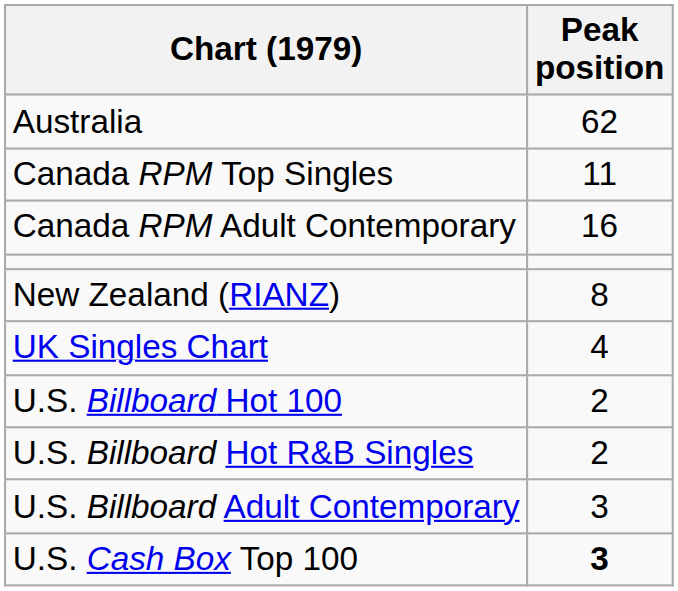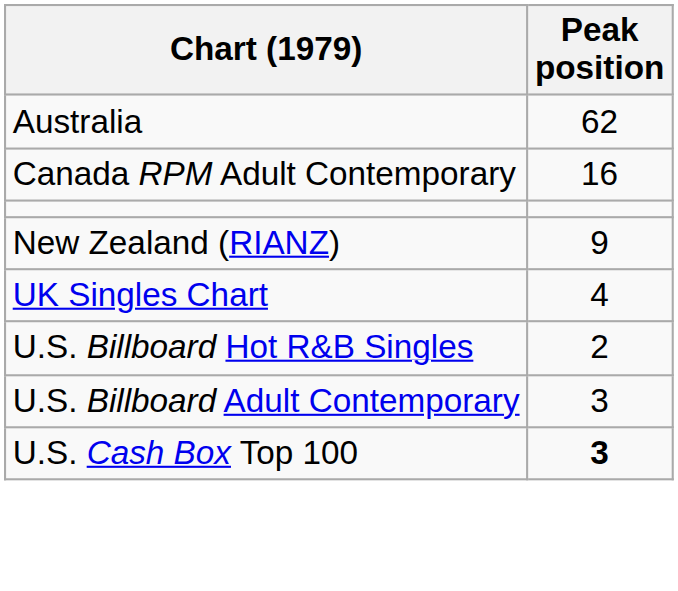- row: (203, 173)
(600, 294) 8 -> (600, 242) 9
- row: (177, 400)
